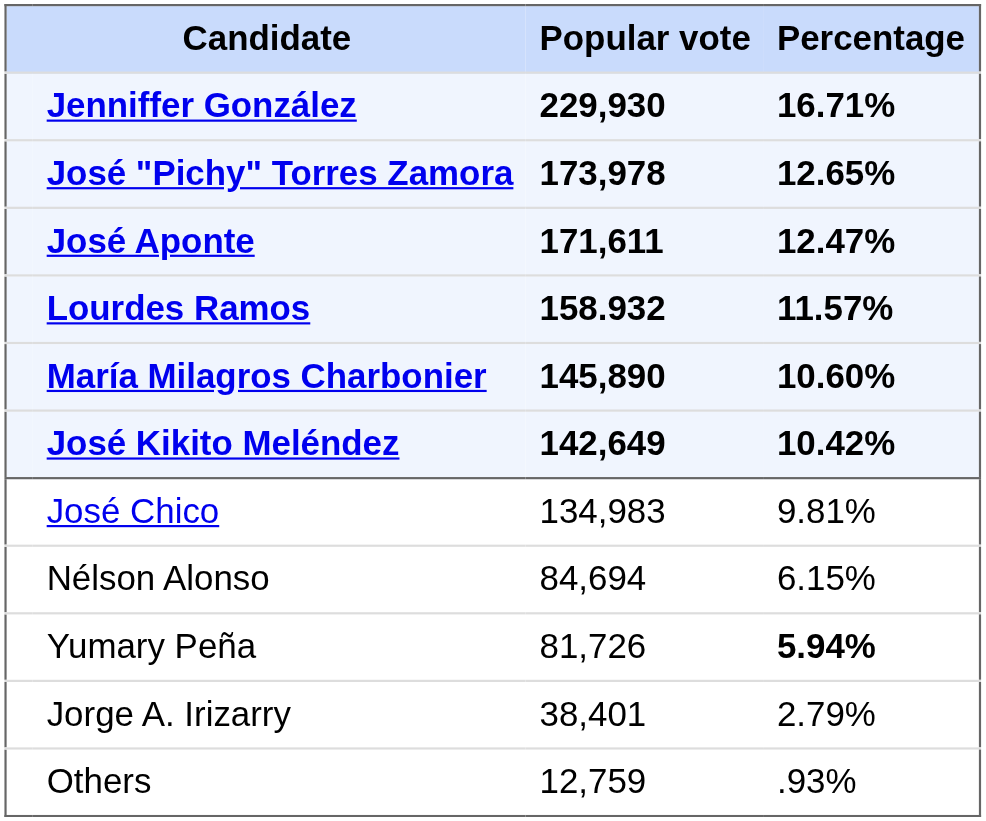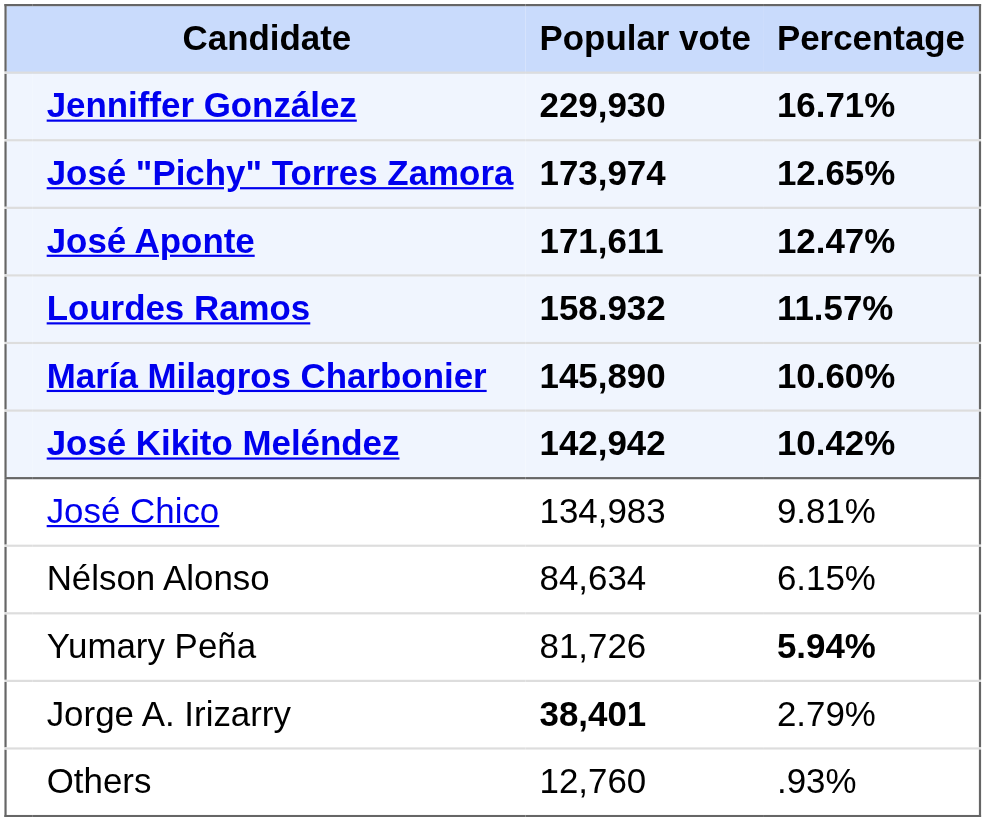(603, 173) 173,978 -> (603, 173) 173,974
(603, 443) 142,649 -> (603, 443) 142,942
(593, 578) 84,694 -> (593, 578) 84,634
(593, 714) normal -> (593, 714) bold
(593, 781) 12,759 -> (593, 781) 12,760
